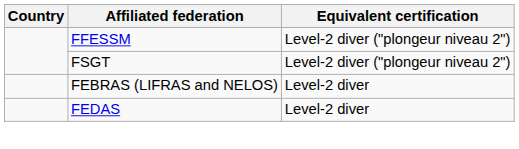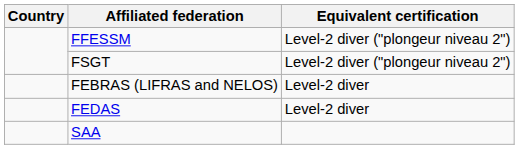+ row: (86, 132)
